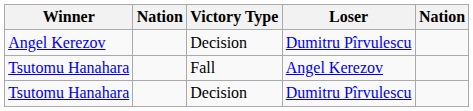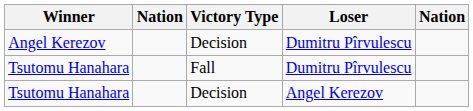(334, 67) Angel Kerezov -> (349, 67) Dumitru Pîrvulescu
(349, 93) Dumitru Pîrvulescu -> (334, 93) Angel Kerezov
